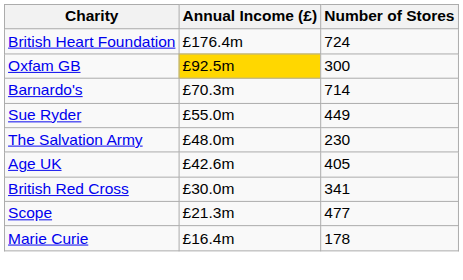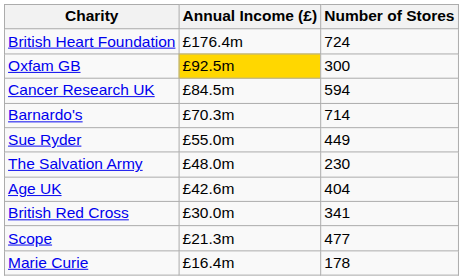+ row: (81, 90)
(337, 164) 405 -> (337, 189) 404
